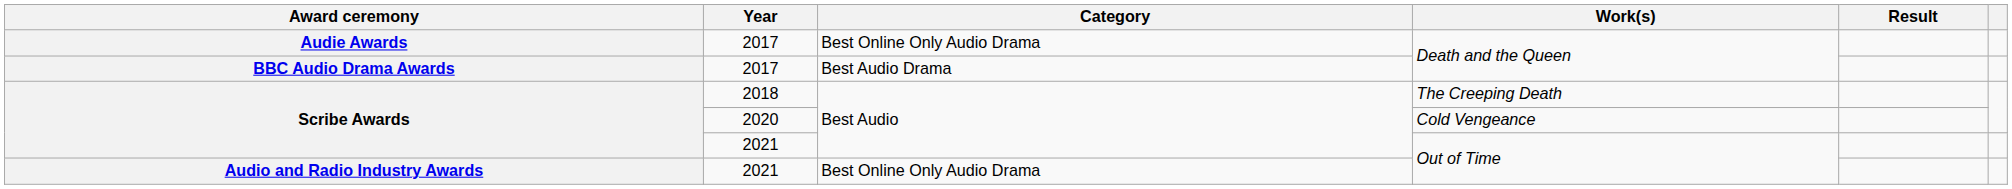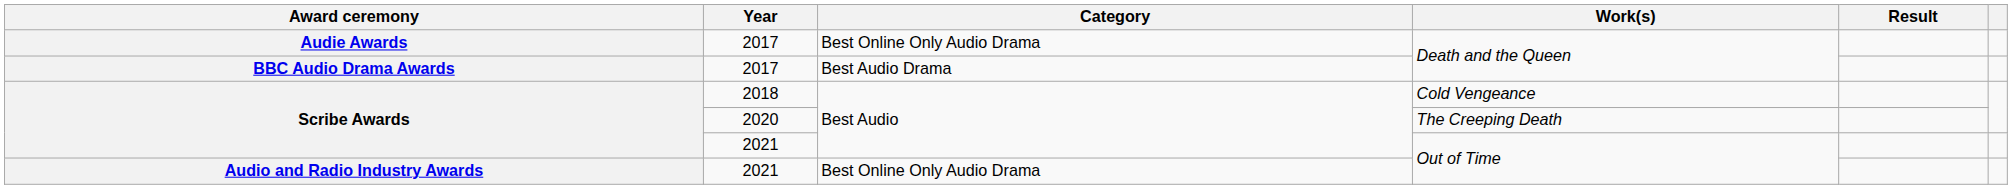(1489, 94) The Creeping Death -> (1476, 94) Cold Vengeance
(1476, 119) Cold Vengeance -> (1489, 119) The Creeping Death
